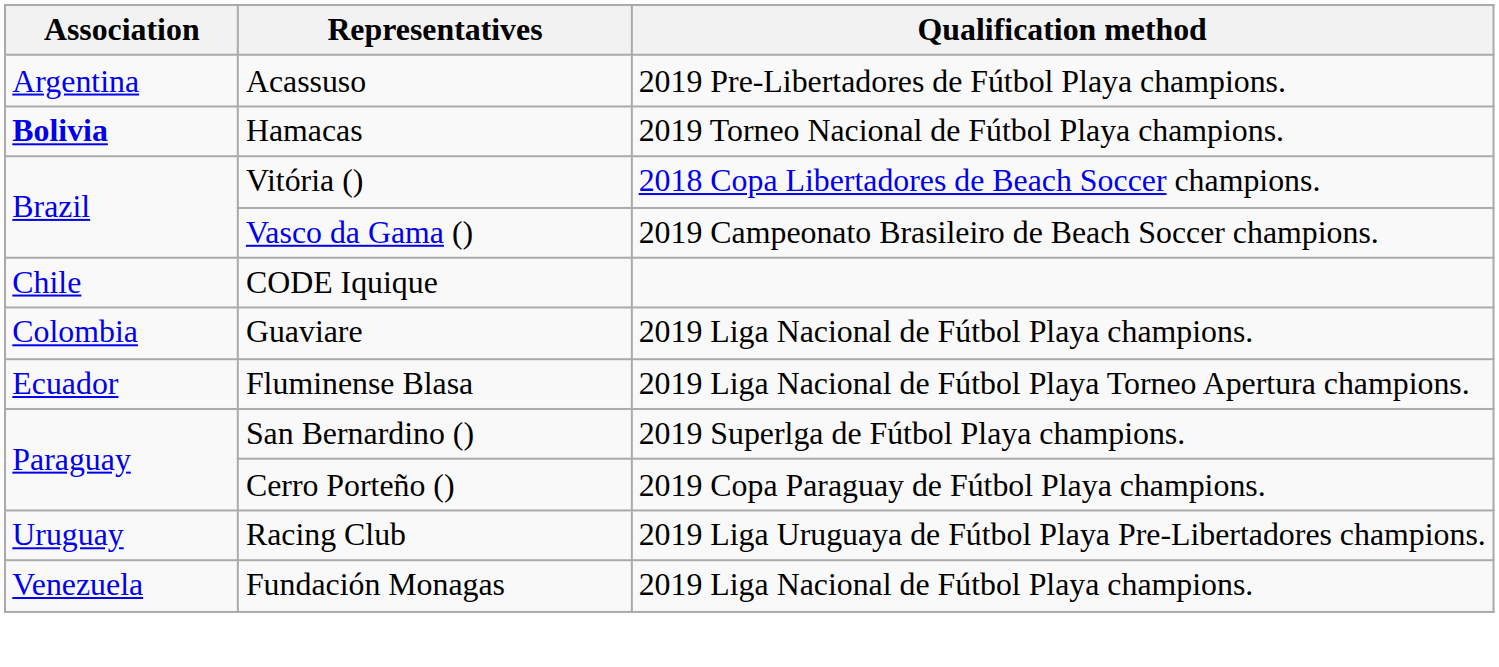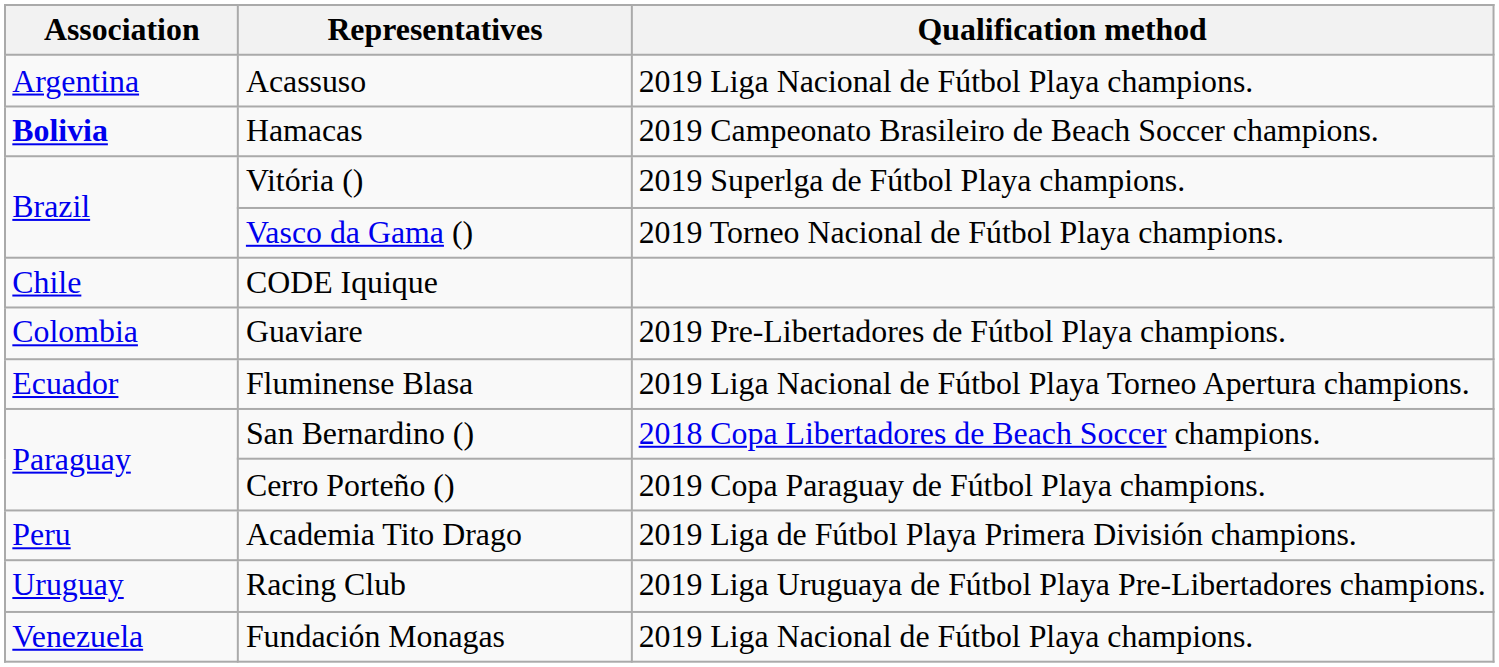(962, 80) 2019 Pre-Libertadores de Fútbol Playa champions. -> (946, 80) 2019 Liga Nacional de Fútbol Playa champions.
(961, 130) 2019 Torneo Nacional de Fútbol Playa champions. -> (1009, 130) 2019 Campeonato Brasileiro de Beach Soccer champions.
(980, 181) 2018 Copa Libertadores de Beach Soccer champions. -> (912, 181) 2019 Superlga de Fútbol Playa champions.
(1009, 231) 2019 Campeonato Brasileiro de Beach Soccer champions. -> (961, 231) 2019 Torneo Nacional de Fútbol Playa champions.
(946, 332) 2019 Liga Nacional de Fútbol Playa champions. -> (962, 332) 2019 Pre-Libertadores de Fútbol Playa champions.
(912, 433) 2019 Superlga de Fútbol Playa champions. -> (980, 433) 2018 Copa Libertadores de Beach Soccer champions.
+ row: (384, 534)
